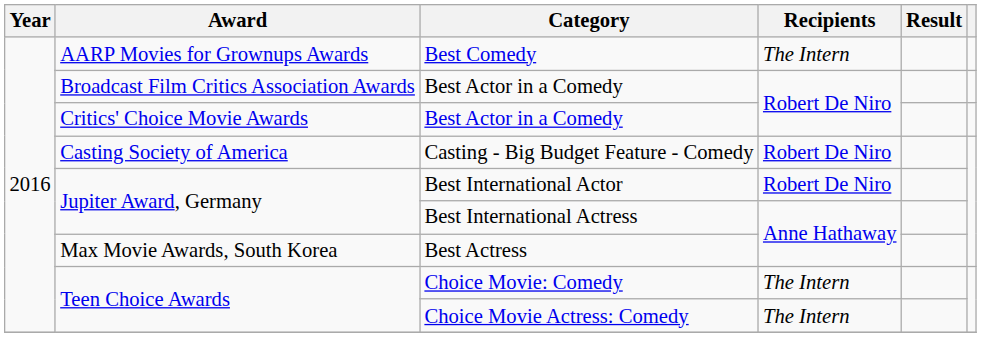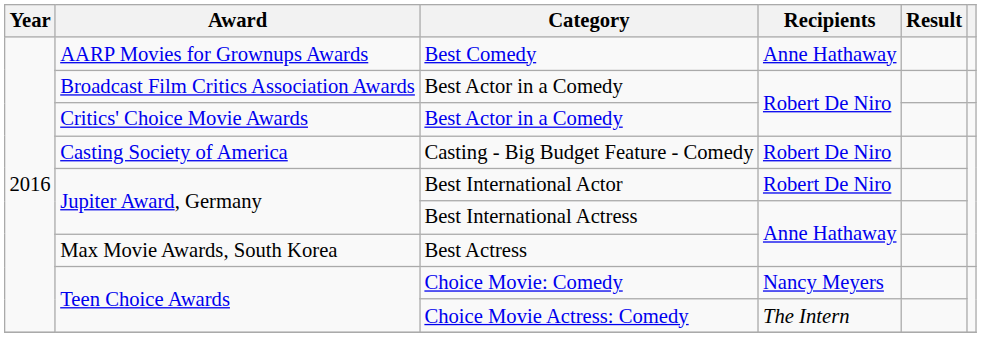(806, 53) The Intern -> (830, 53) Anne Hathaway
(806, 282) The Intern -> (823, 282) Nancy Meyers
